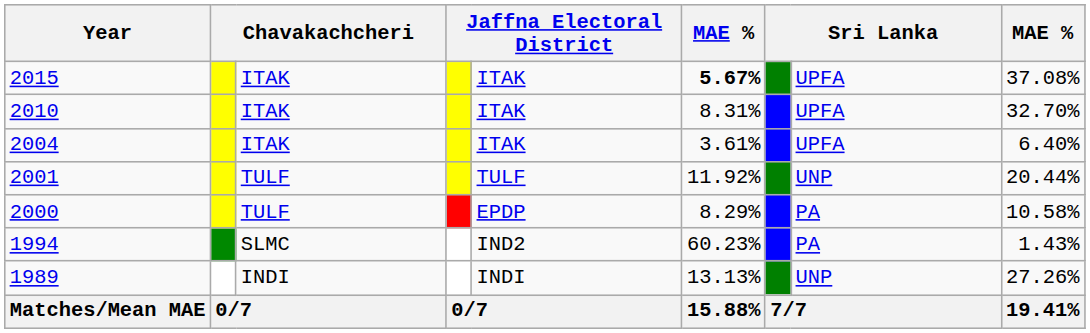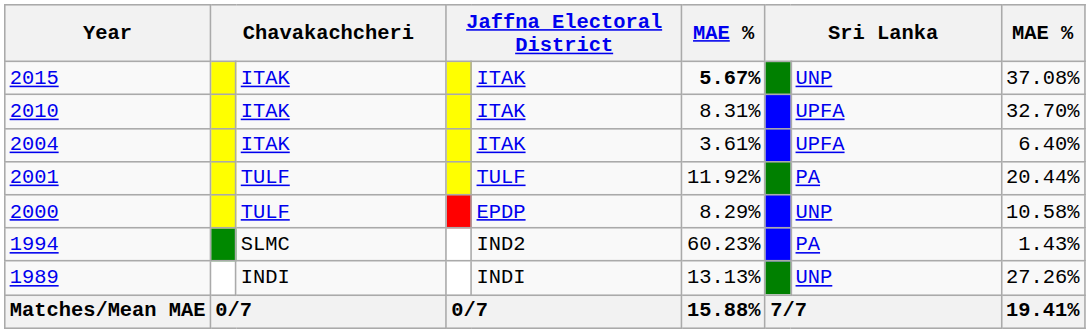(820, 78) UPFA -> (814, 78) UNP
(814, 178) UNP -> (808, 178) PA
(808, 211) PA -> (814, 211) UNP
